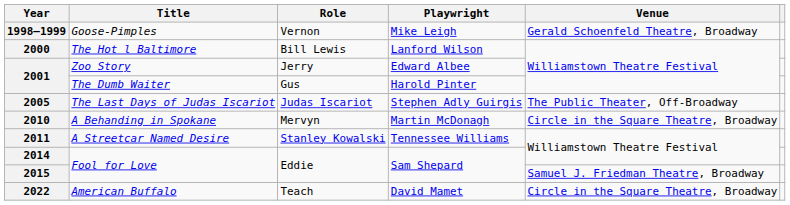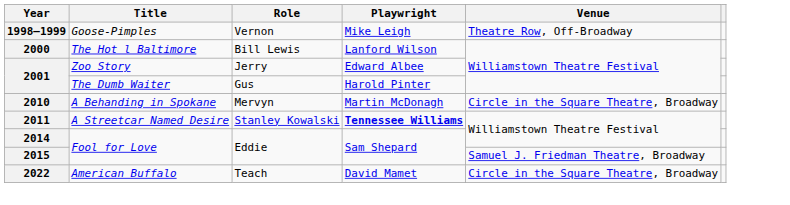(643, 31) Gerald Schoenfeld Theatre, Broadway -> (551, 31) Theatre Row, Off-Broadway
- row: (37, 102)
(450, 138) normal -> (404, 120) bold
